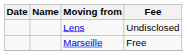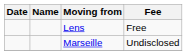(153, 27) Undisclosed -> (136, 27) Free
(136, 43) Free -> (153, 43) Undisclosed
